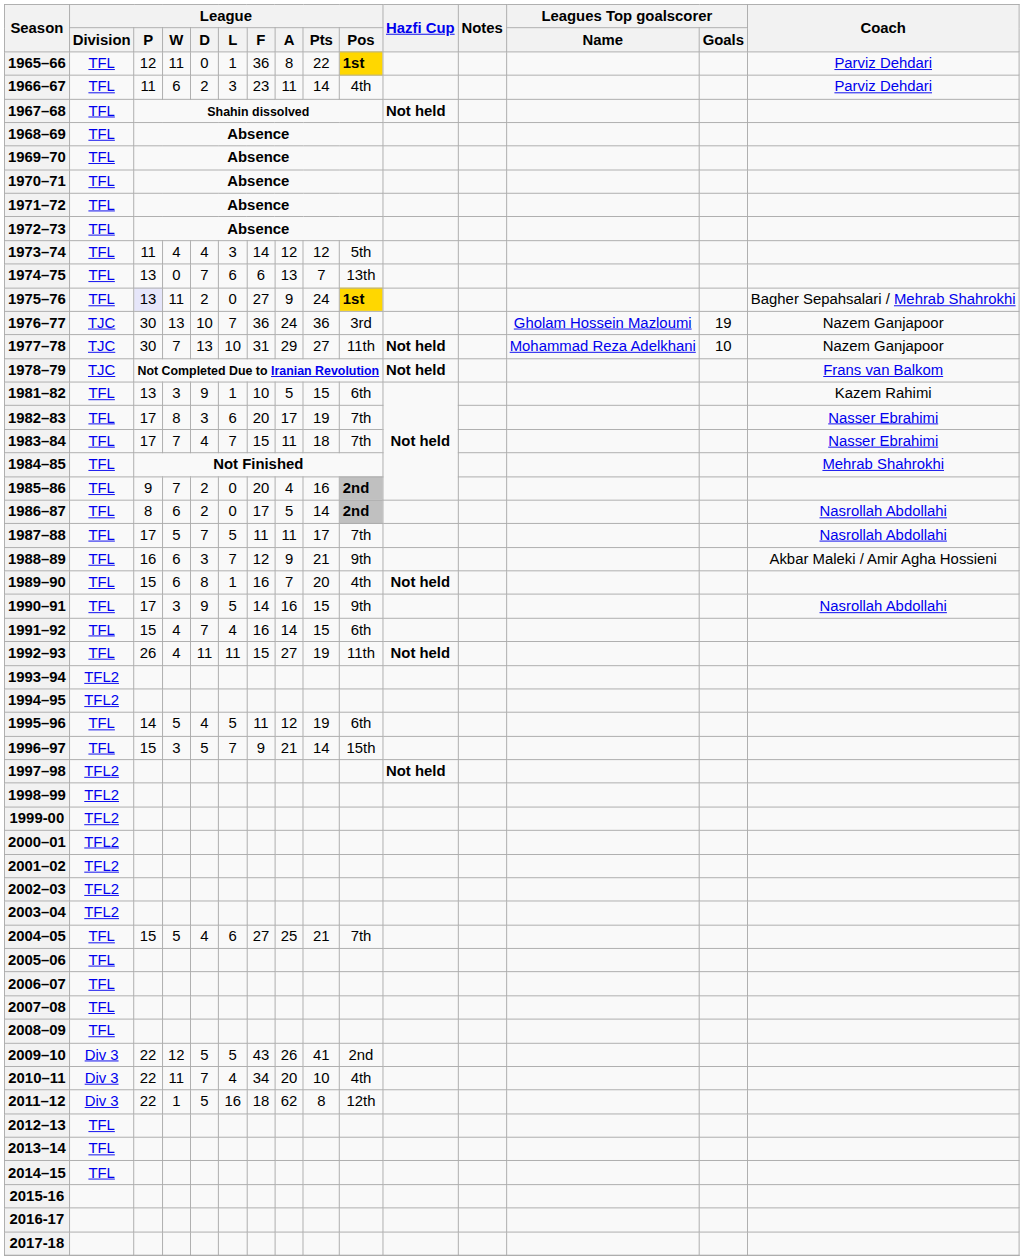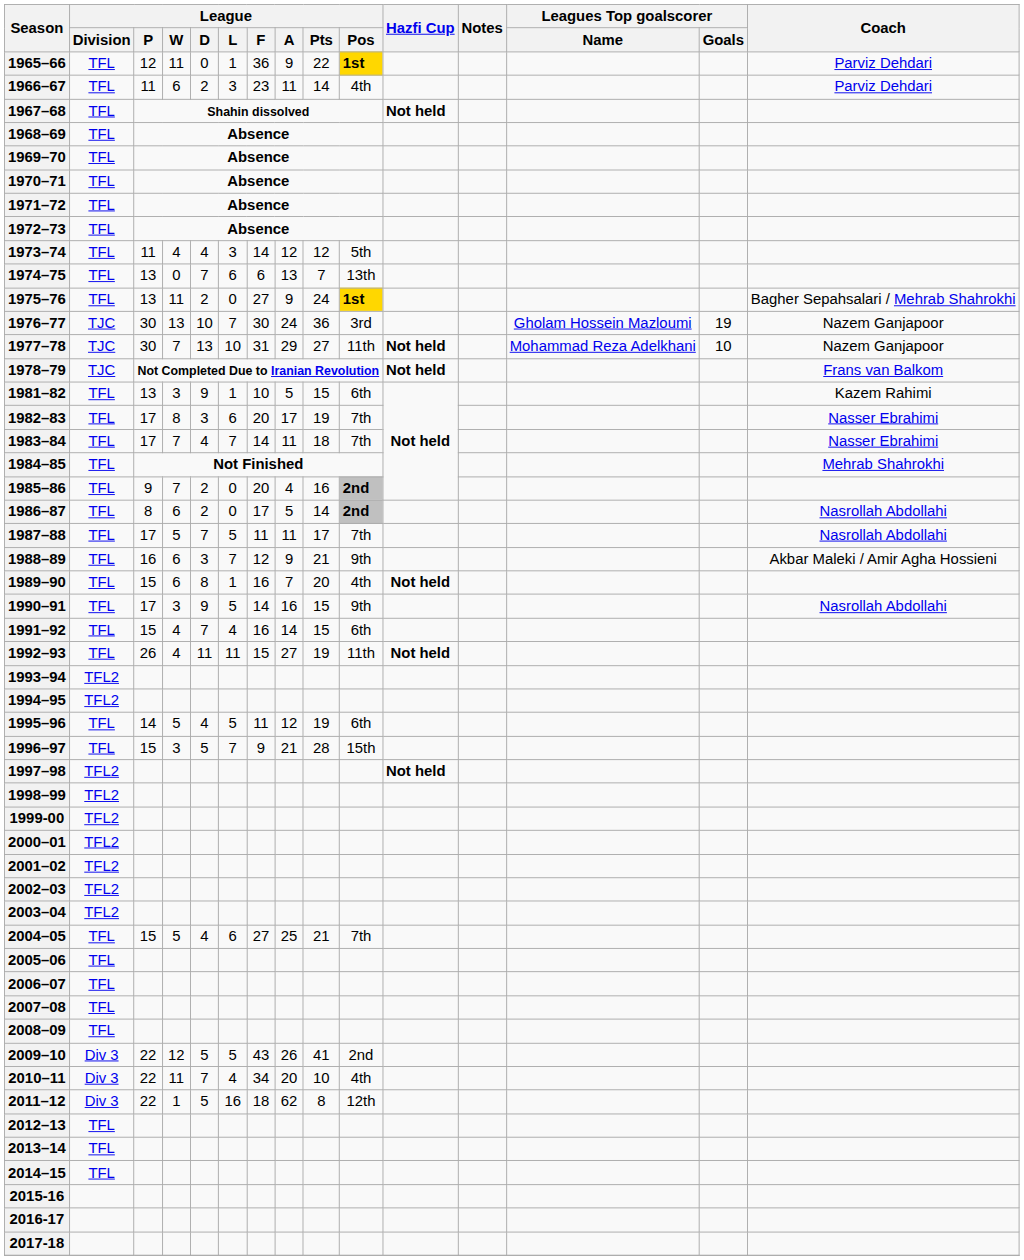(289, 63) 8 -> (289, 63) 9
(148, 299) lavender background -> (148, 299) no background
(261, 323) 36 -> (261, 323) 30
(261, 441) 15 -> (261, 441) 14
(321, 747) 14 -> (321, 747) 28
